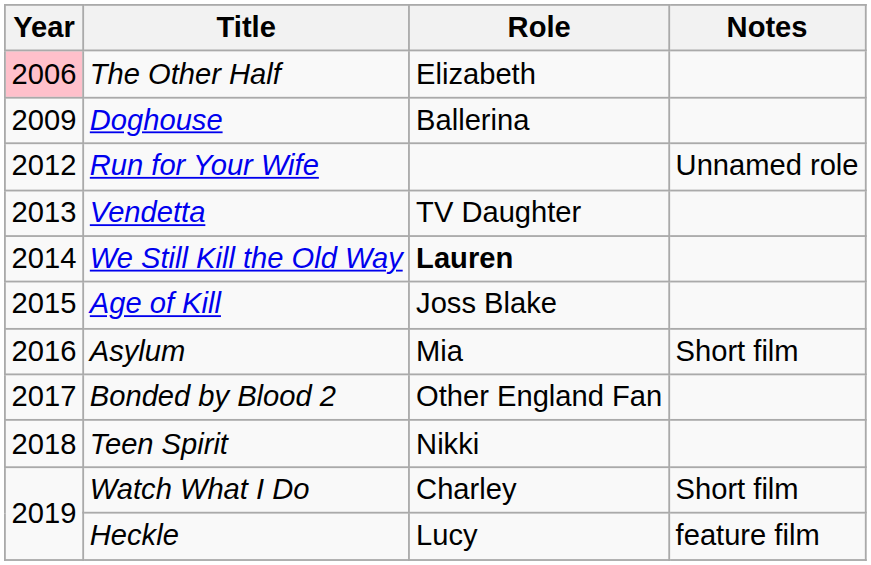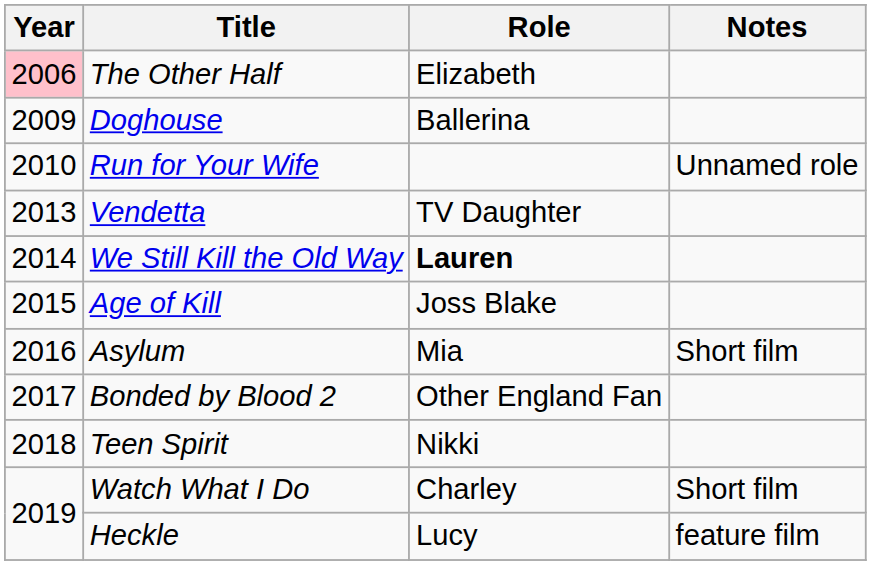(44, 166) 2012 -> (44, 166) 2010
